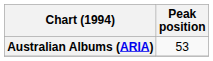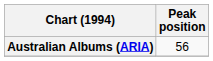(182, 46) 53 -> (182, 46) 56
